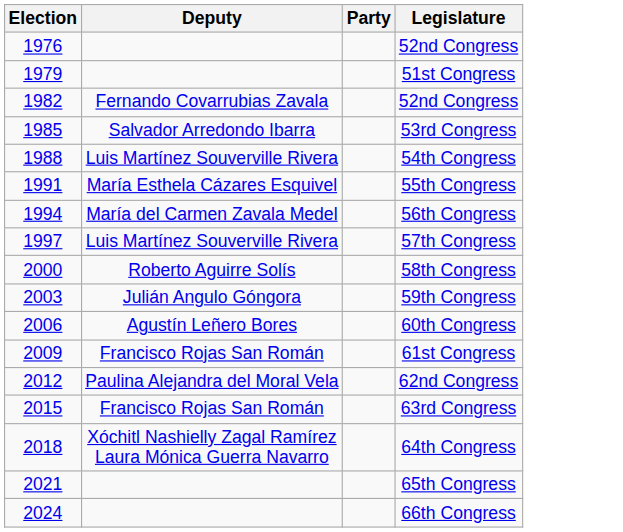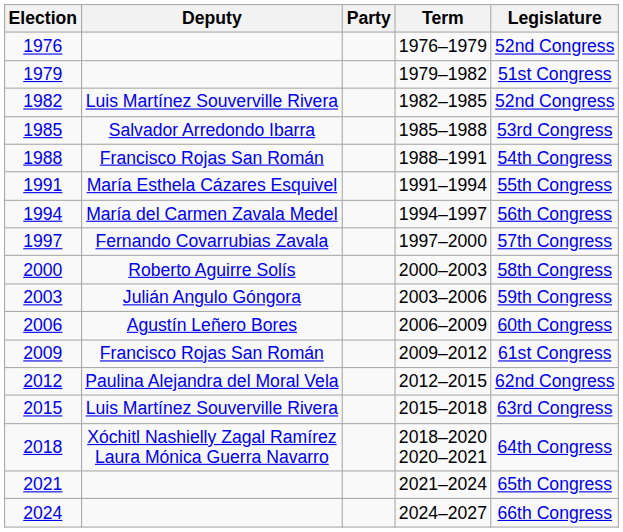+ column: (443, 18)
(212, 102) Fernando Covarrubias Zavala -> (212, 102) Luis Martínez Souverville Rivera
(212, 158) Luis Martínez Souverville Rivera -> (212, 158) Francisco Rojas San Román
(212, 241) Luis Martínez Souverville Rivera -> (212, 241) Fernando Covarrubias Zavala
(212, 409) Francisco Rojas San Román -> (212, 409) Luis Martínez Souverville Rivera
